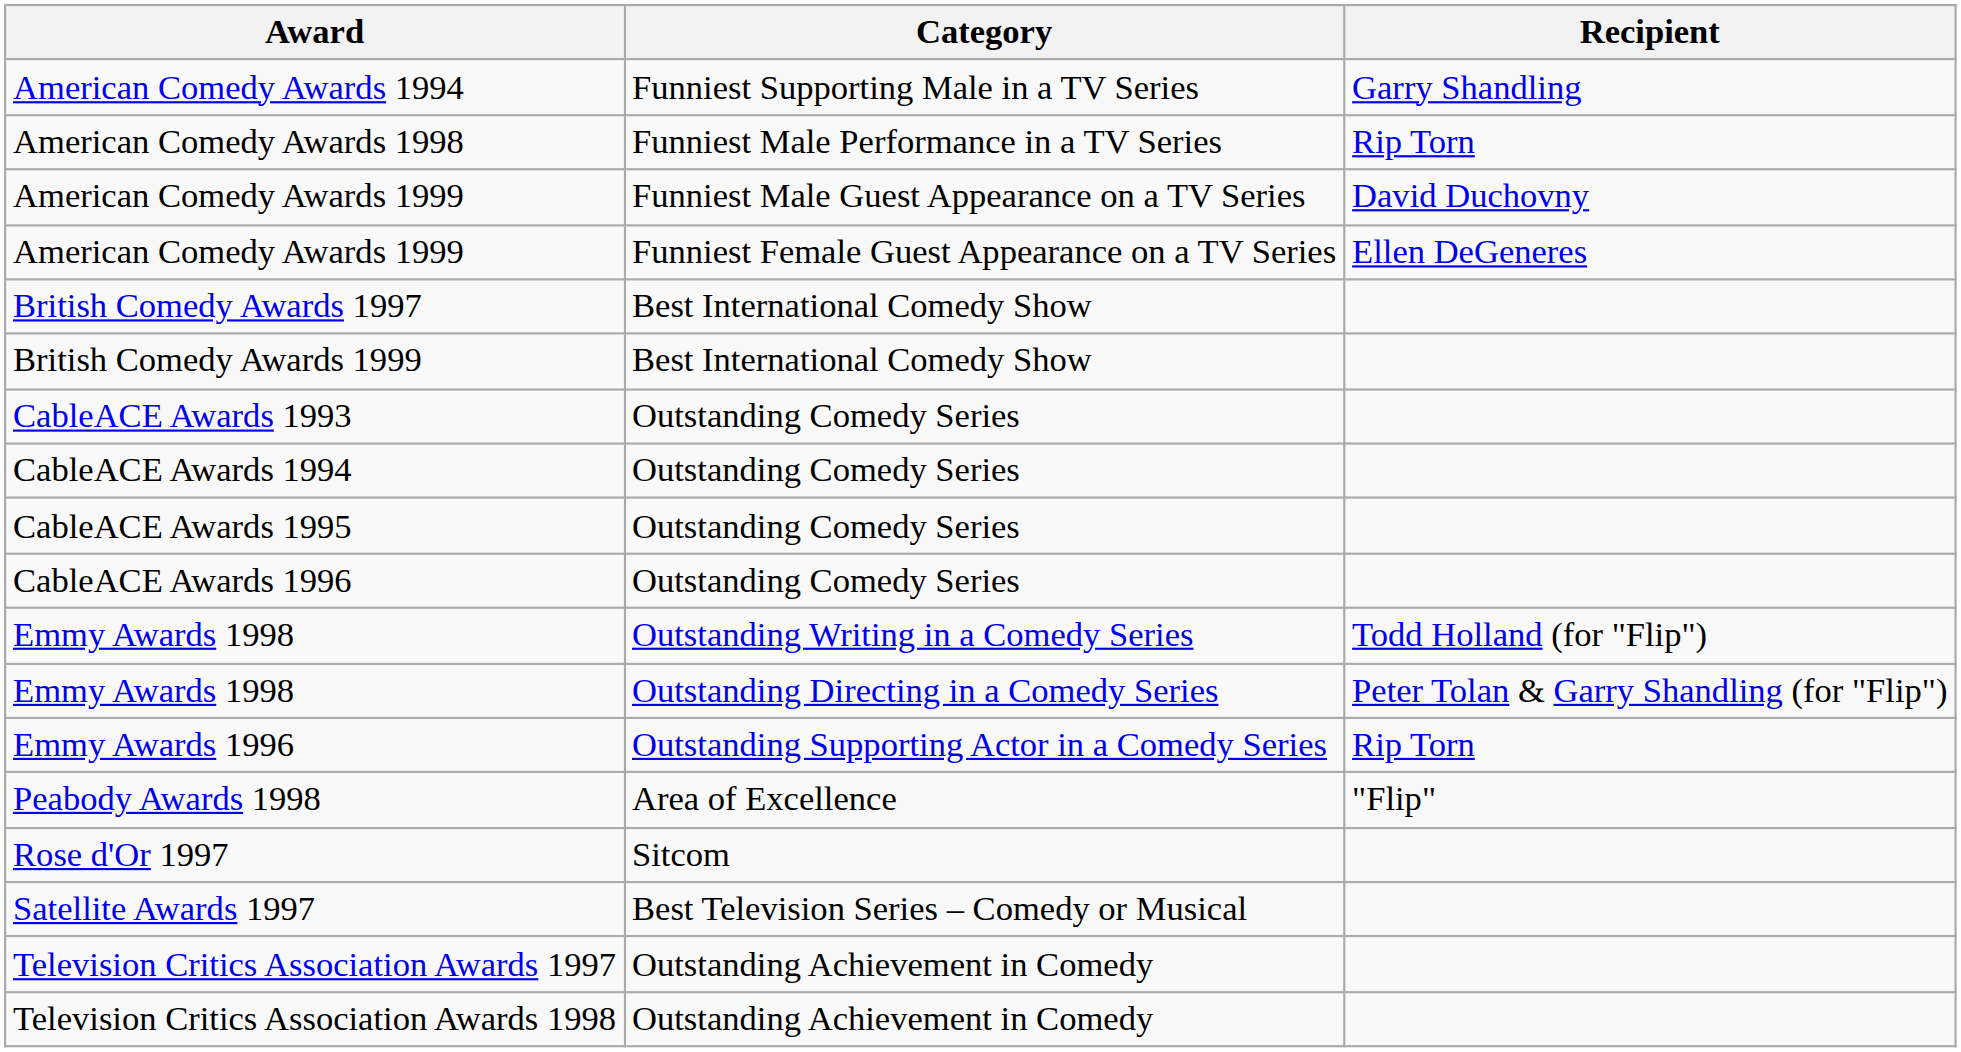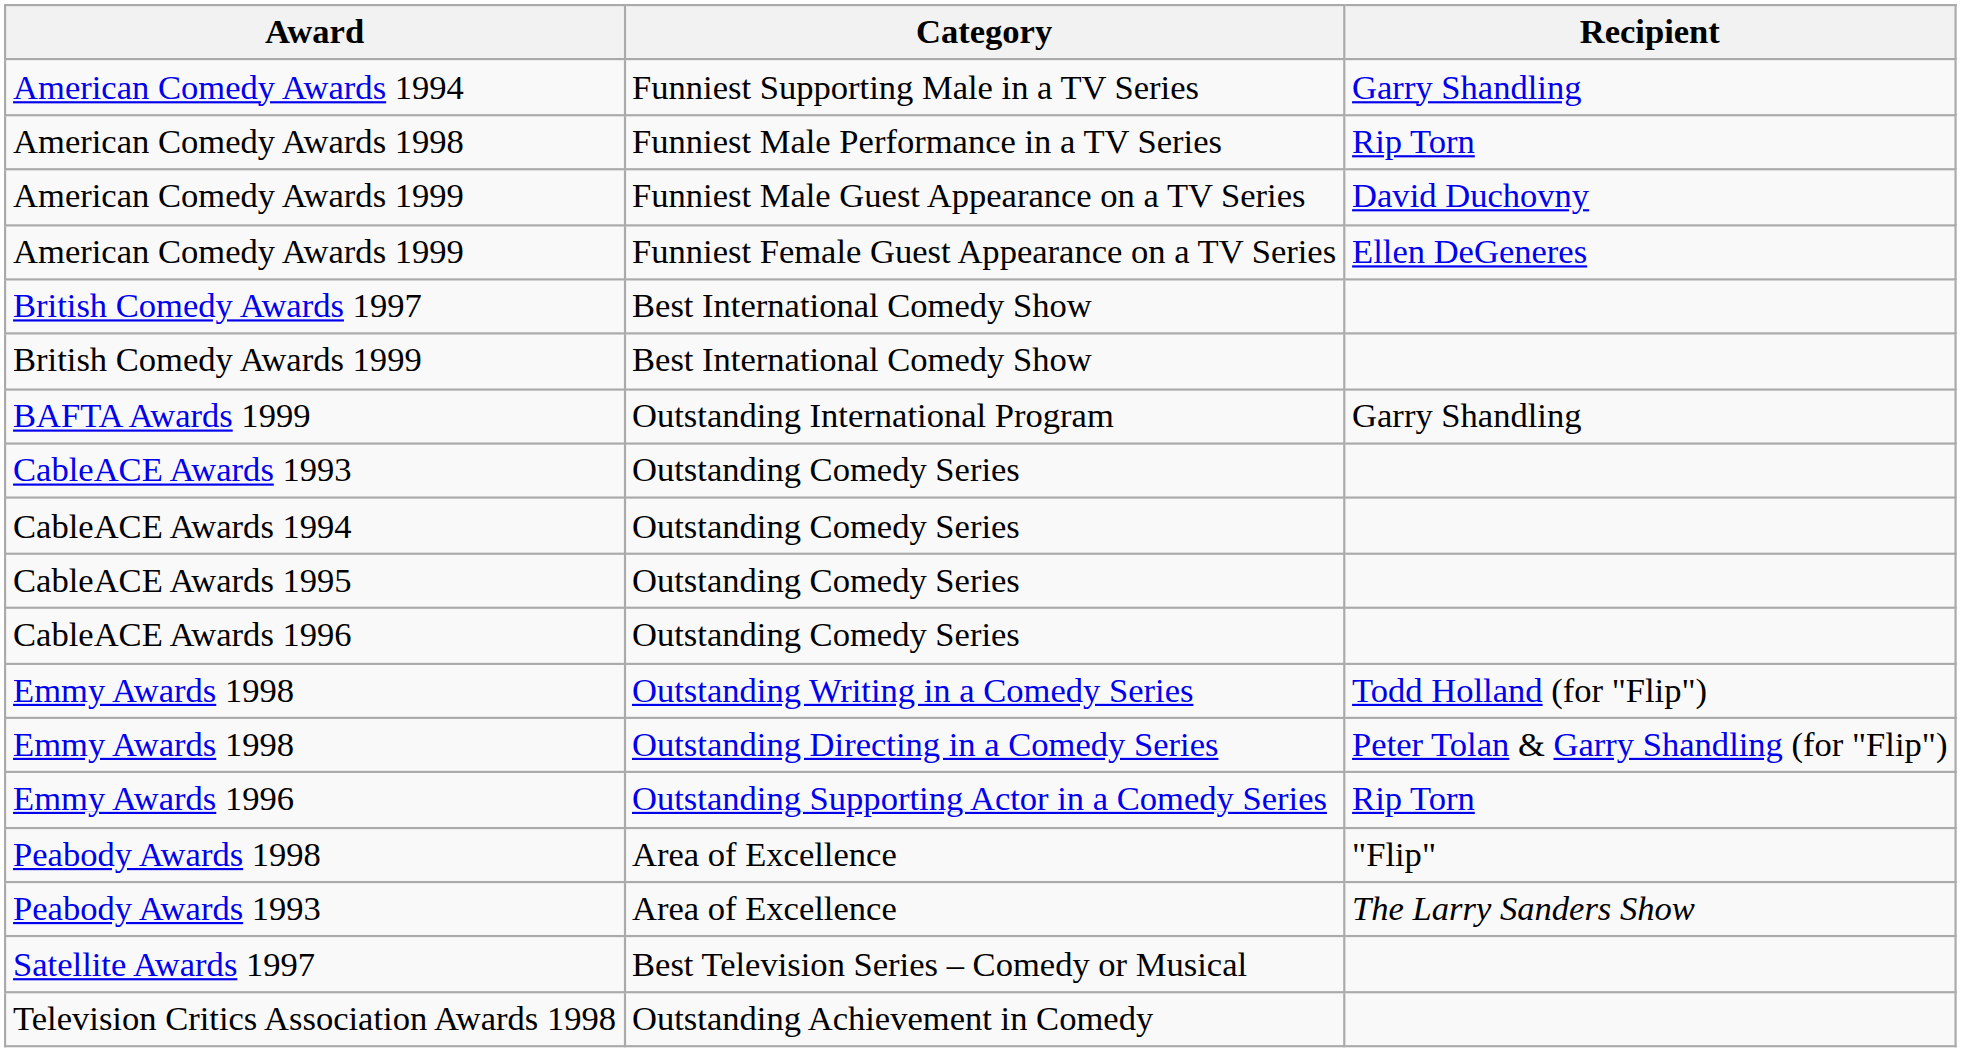+ row: (162, 415)
+ row: (167, 908)
- row: (121, 854)
- row: (315, 963)
